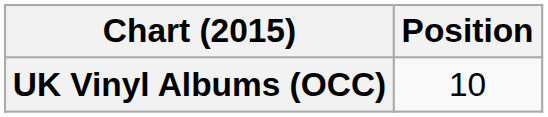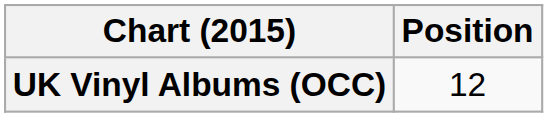(468, 84) 10 -> (468, 84) 12
